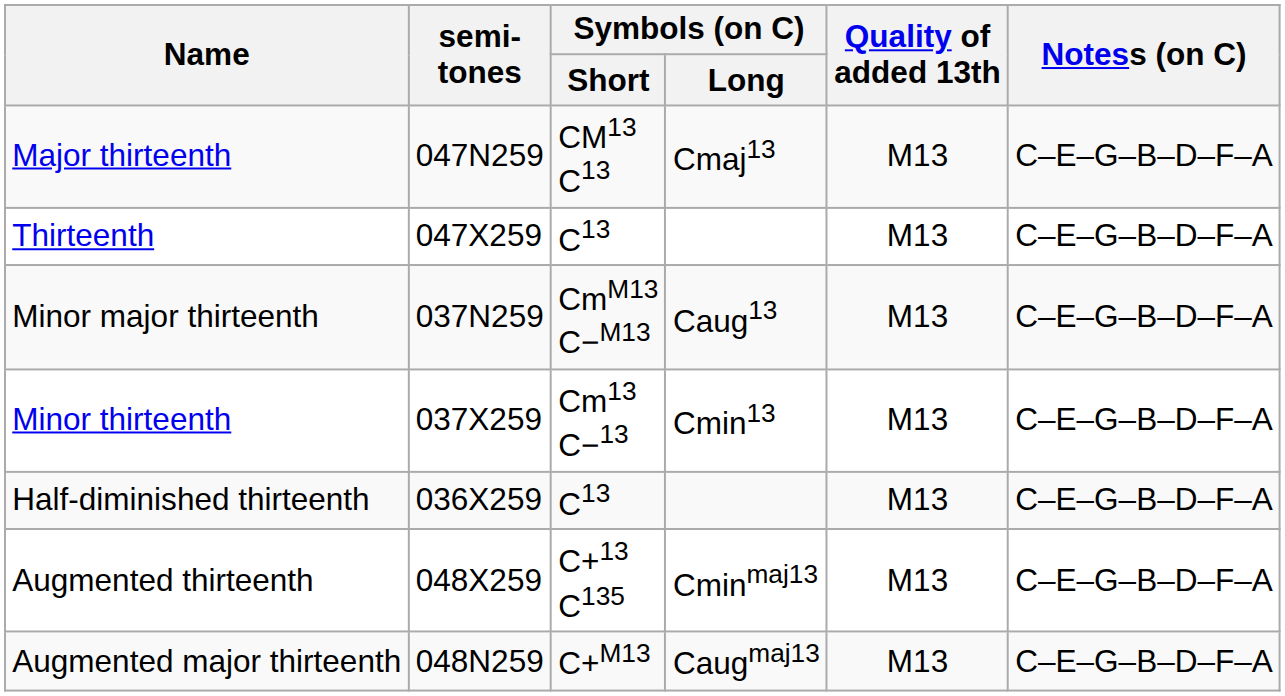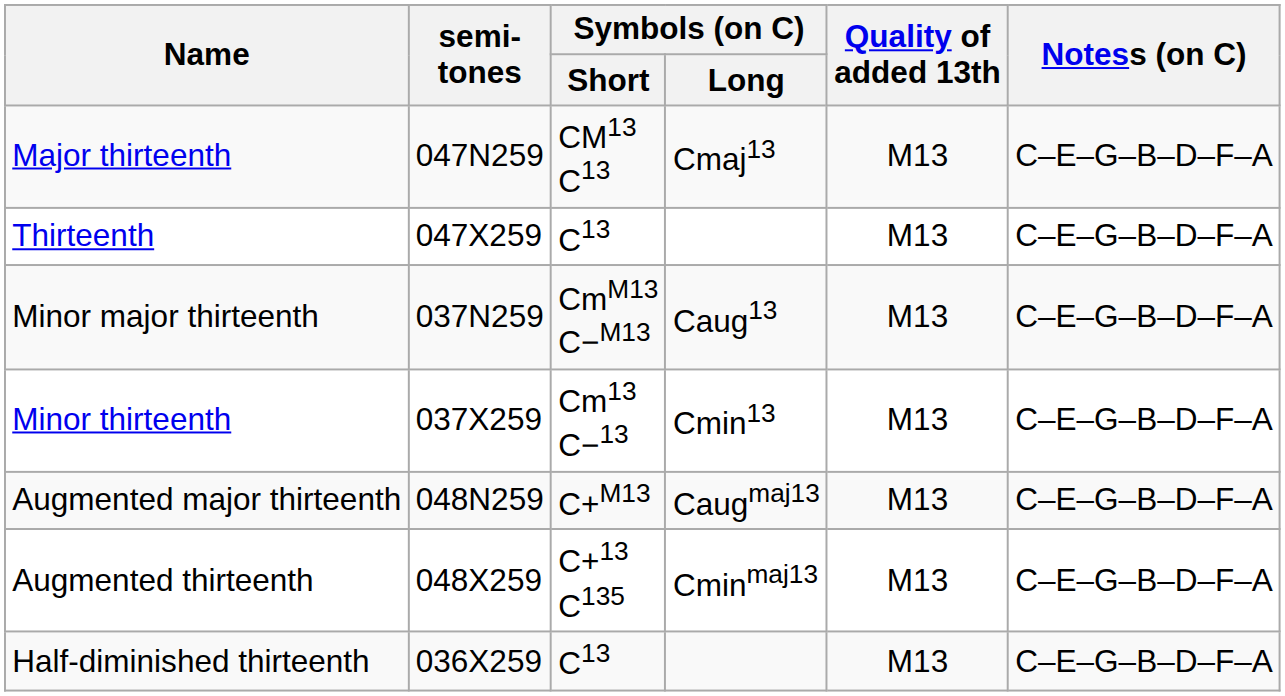rows swapped: (207, 660) <-> (191, 499)
